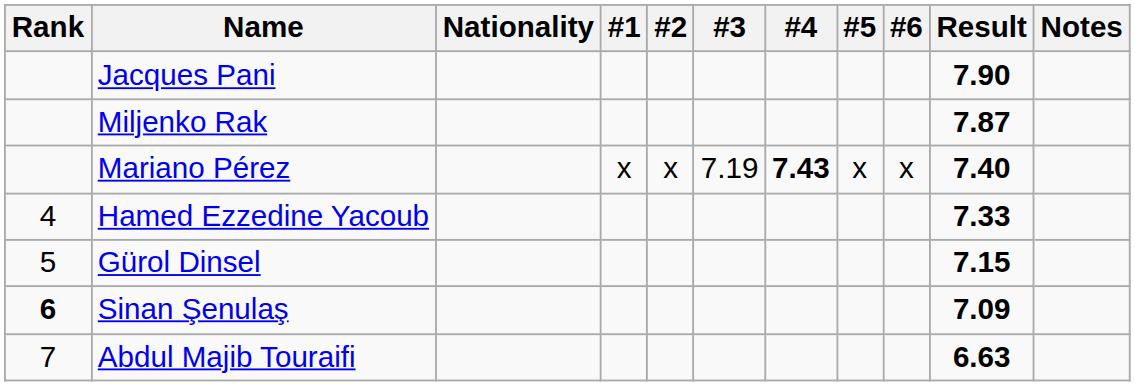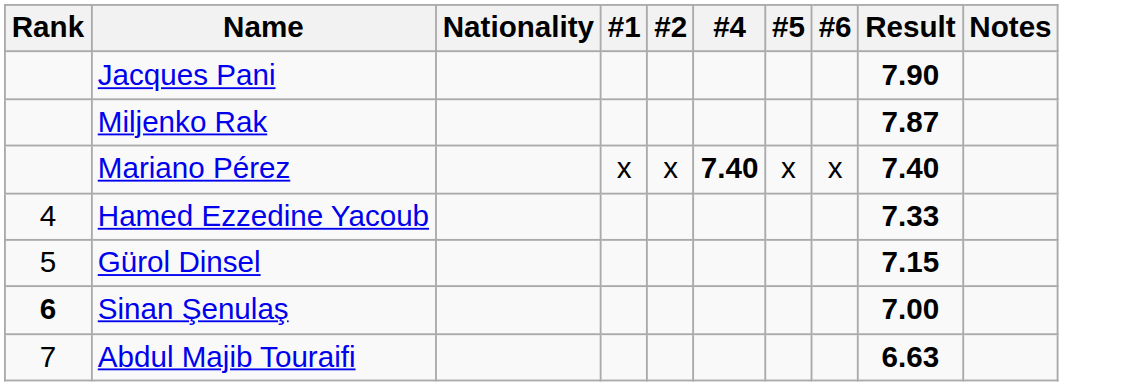- column: (730, 27)
(801, 168) 7.43 -> (730, 168) 7.40
(982, 309) 7.09 -> (910, 309) 7.00
